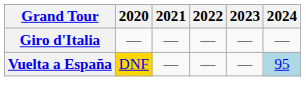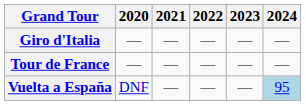+ row: (60, 64)
(134, 64) gold background -> (134, 87) no background
